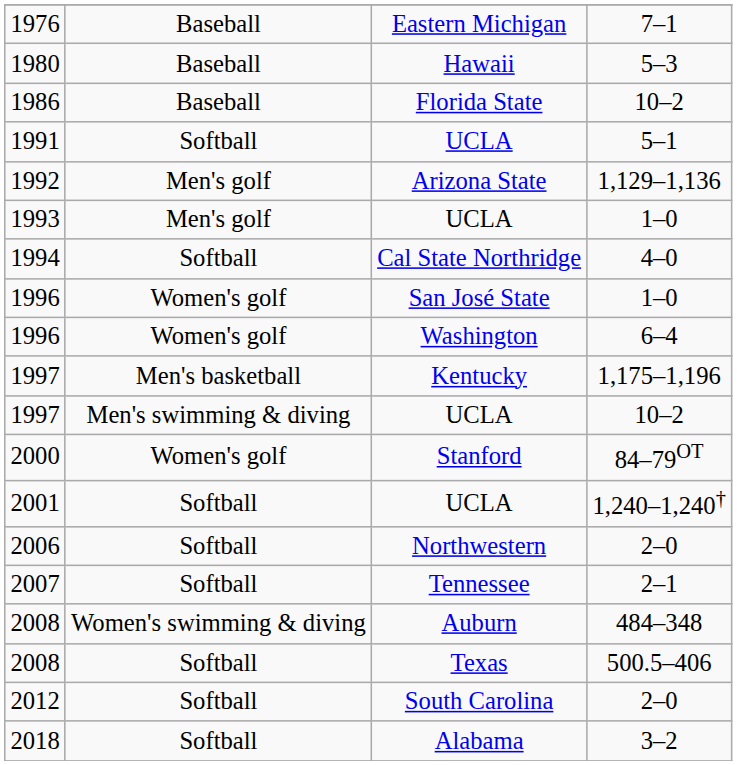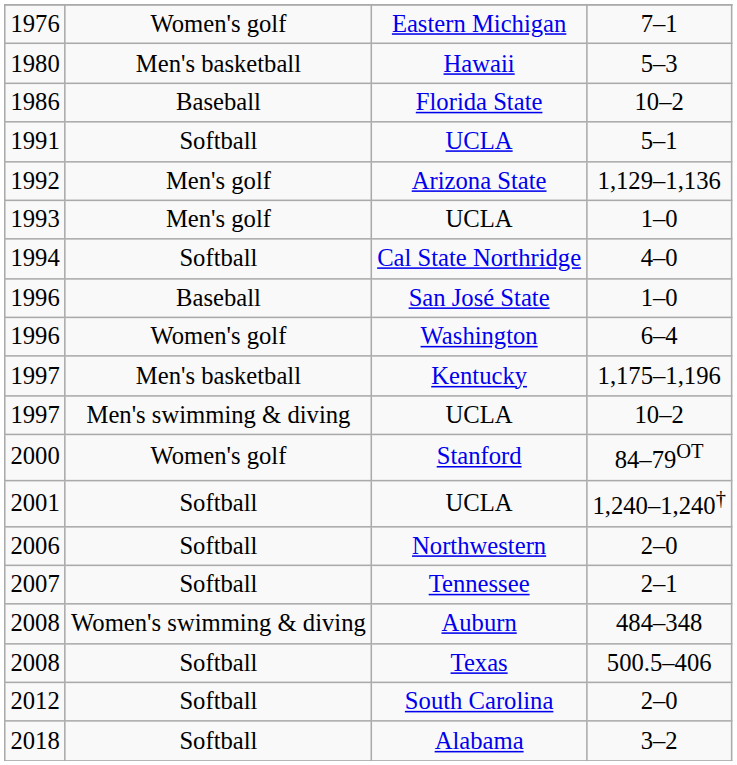(218, 24) Baseball -> (218, 24) Women's golf
(218, 63) Baseball -> (218, 63) Men's basketball
(218, 297) Women's golf -> (218, 297) Baseball
